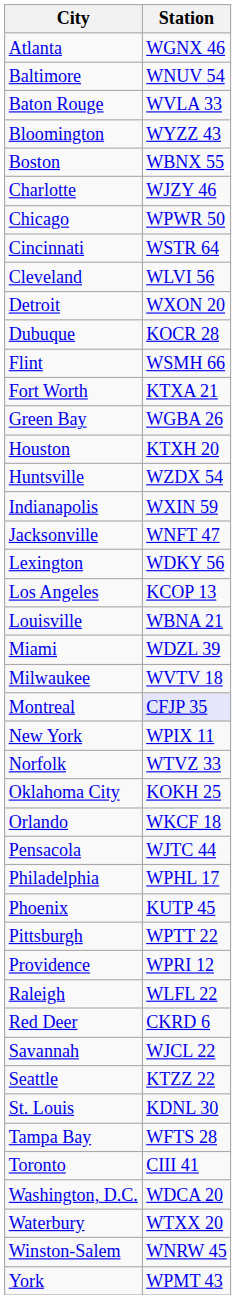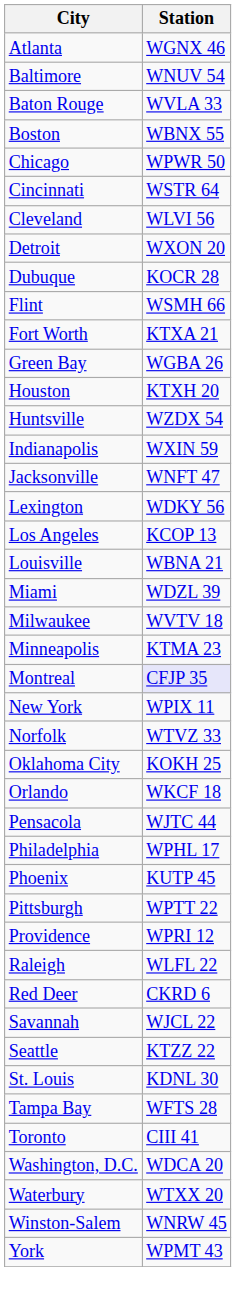- row: (56, 133)
- row: (42, 190)
+ row: (54, 649)
